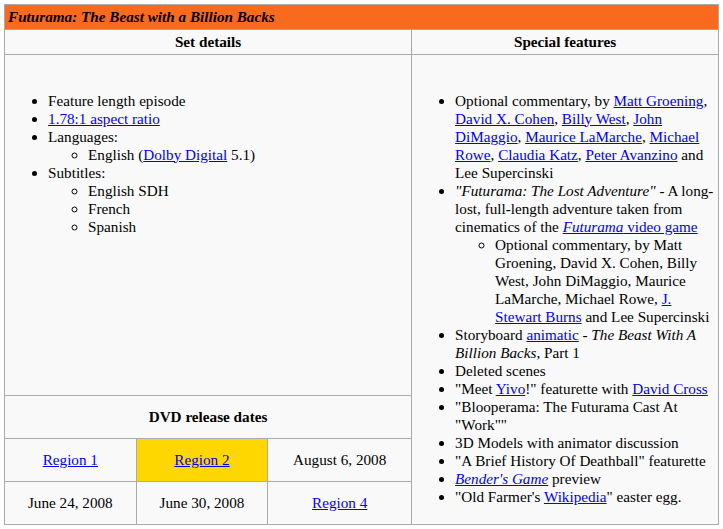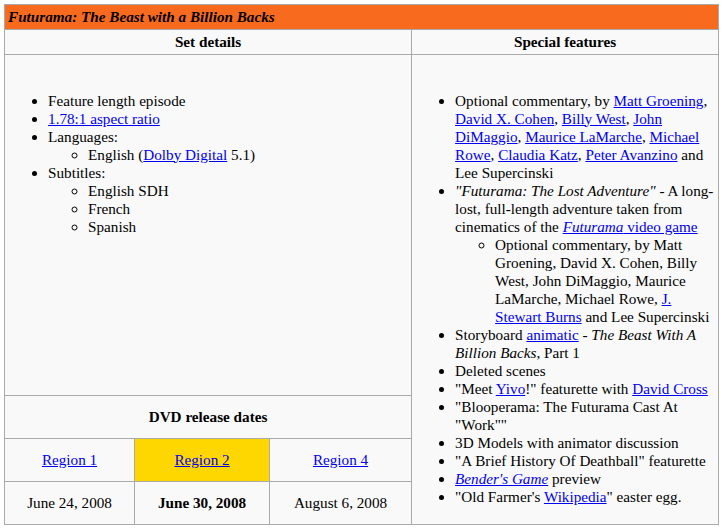(340, 459) August 6, 2008 -> (341, 459) Region 4
(202, 502) normal -> (202, 502) bold
(340, 502) Region 4 -> (341, 502) August 6, 2008
